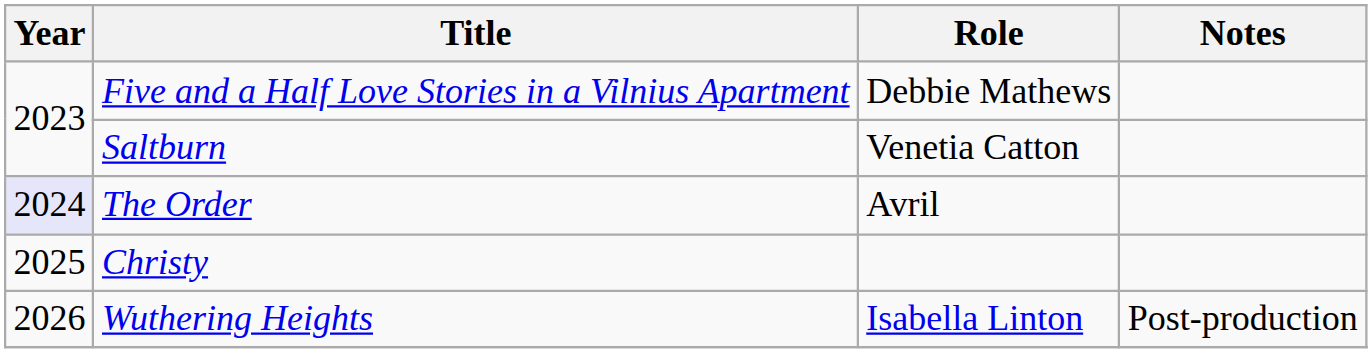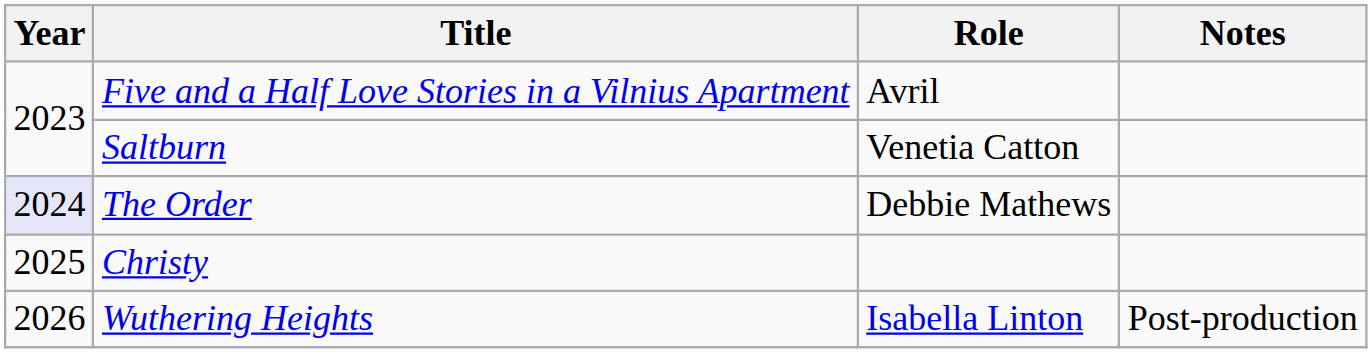(989, 90) Debbie Mathews -> (903, 90) Avril
(903, 204) Avril -> (989, 204) Debbie Mathews
